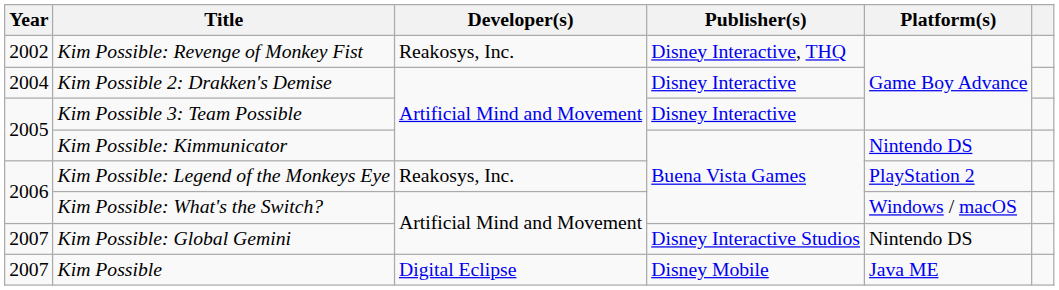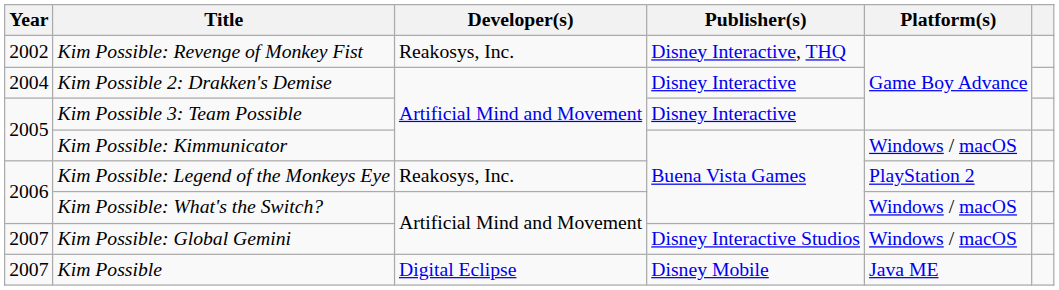(921, 144) Nintendo DS -> (943, 144) Windows / macOS
(921, 238) Nintendo DS -> (943, 238) Windows / macOS
